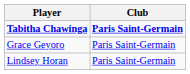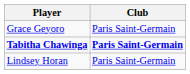rows swapped: (47, 28) <-> (36, 45)
